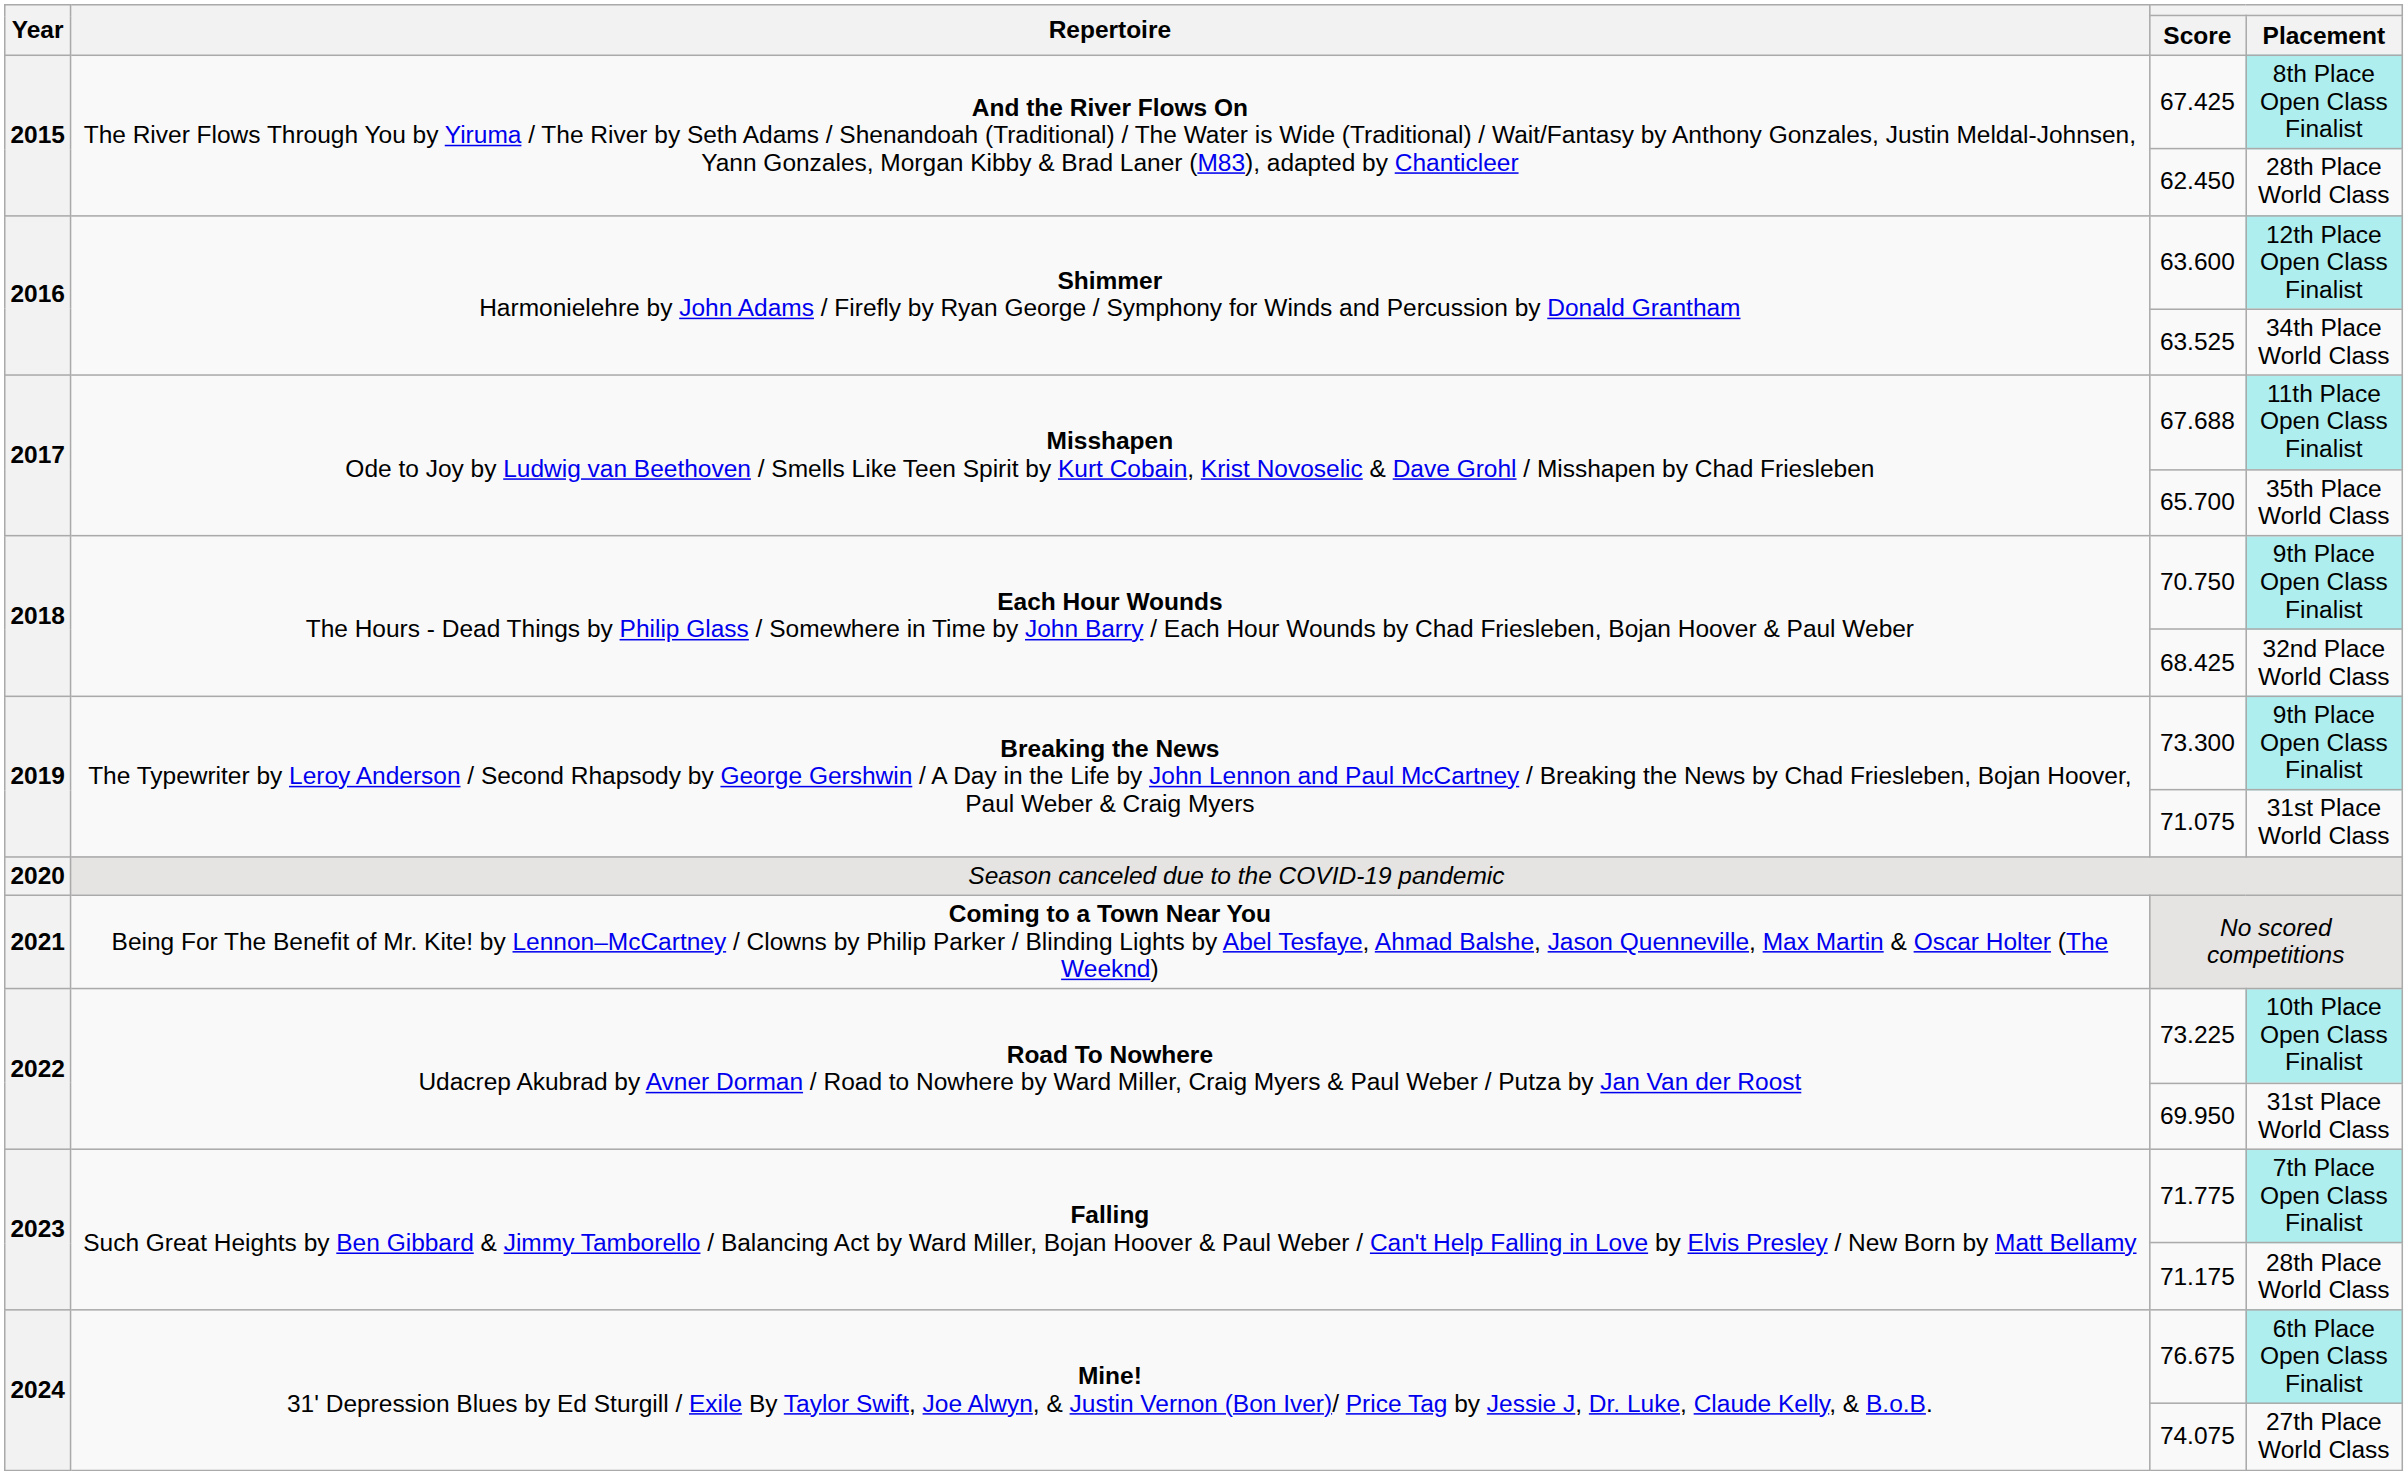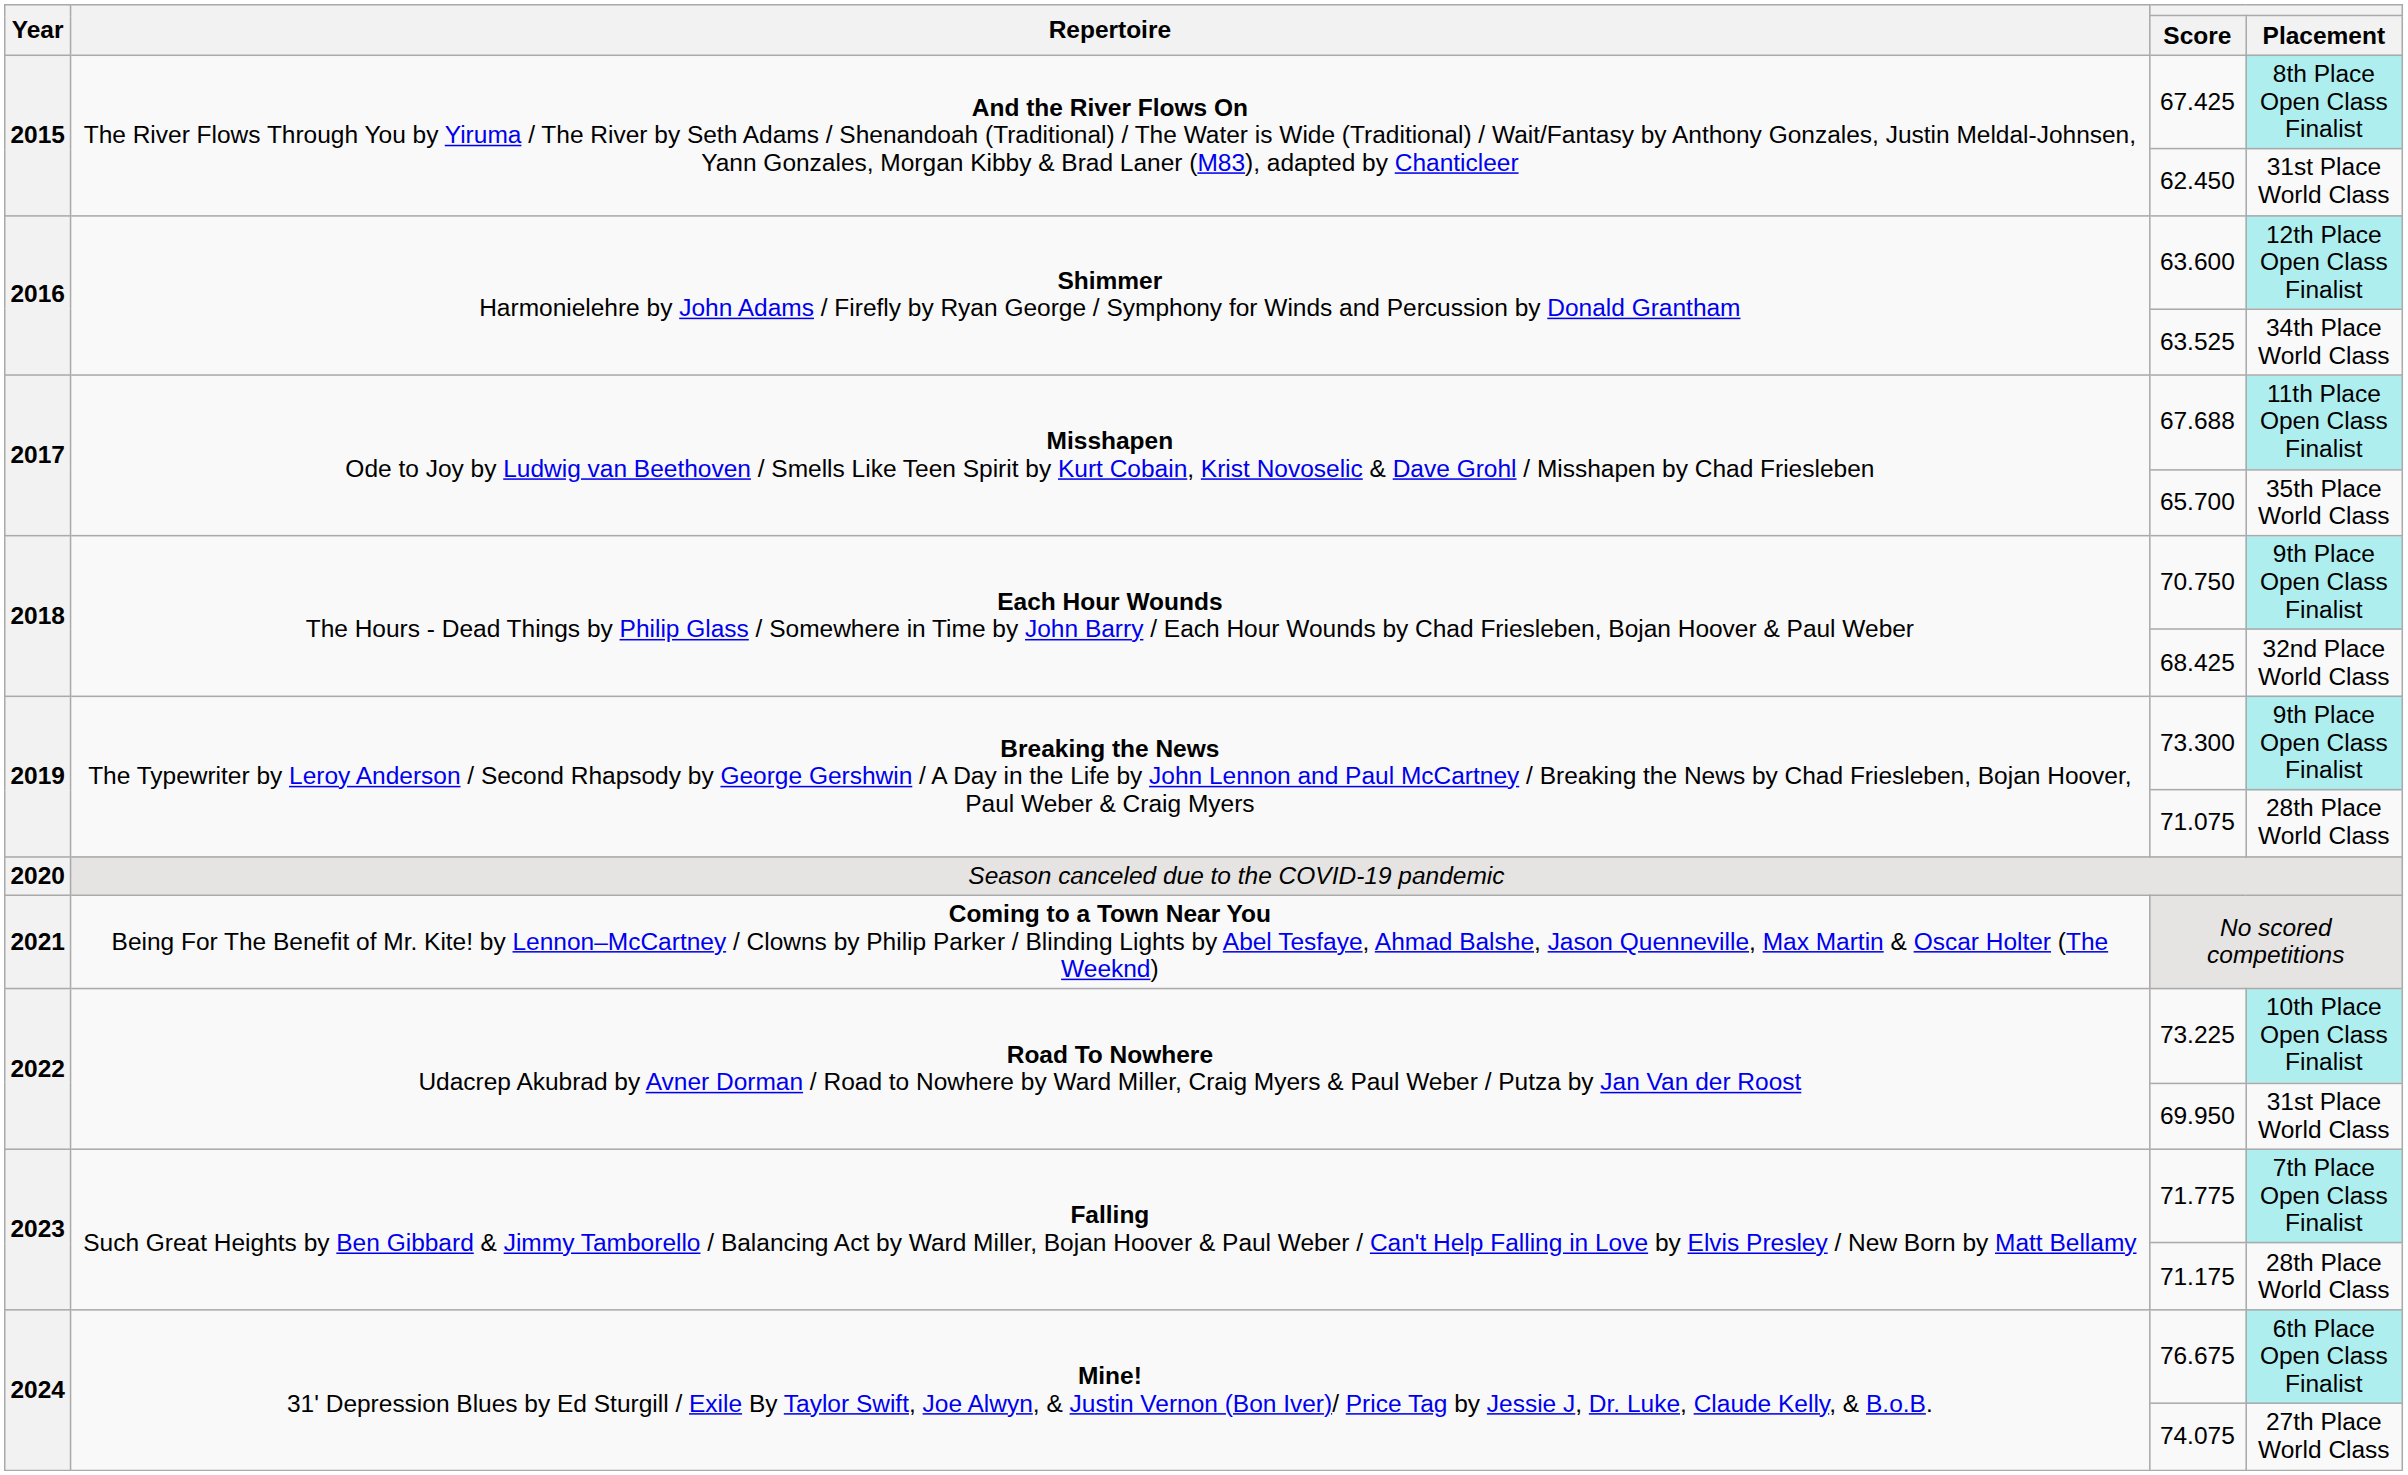(2324, 181) 28th Place World Class -> (2324, 181) 31st Place World Class
(2324, 822) 31st Place World Class -> (2324, 822) 28th Place World Class
